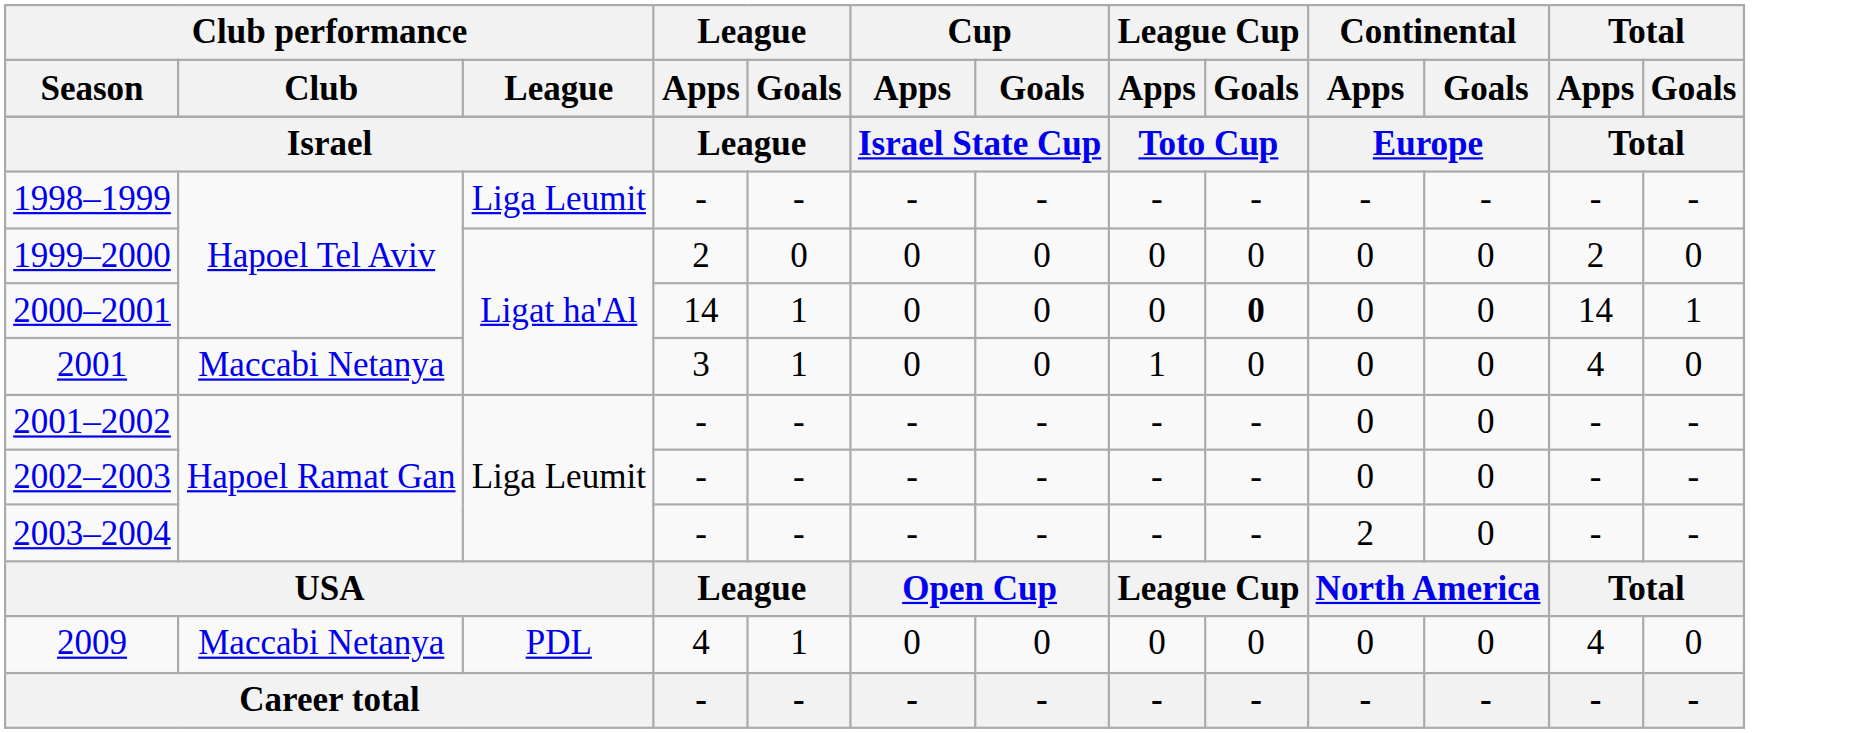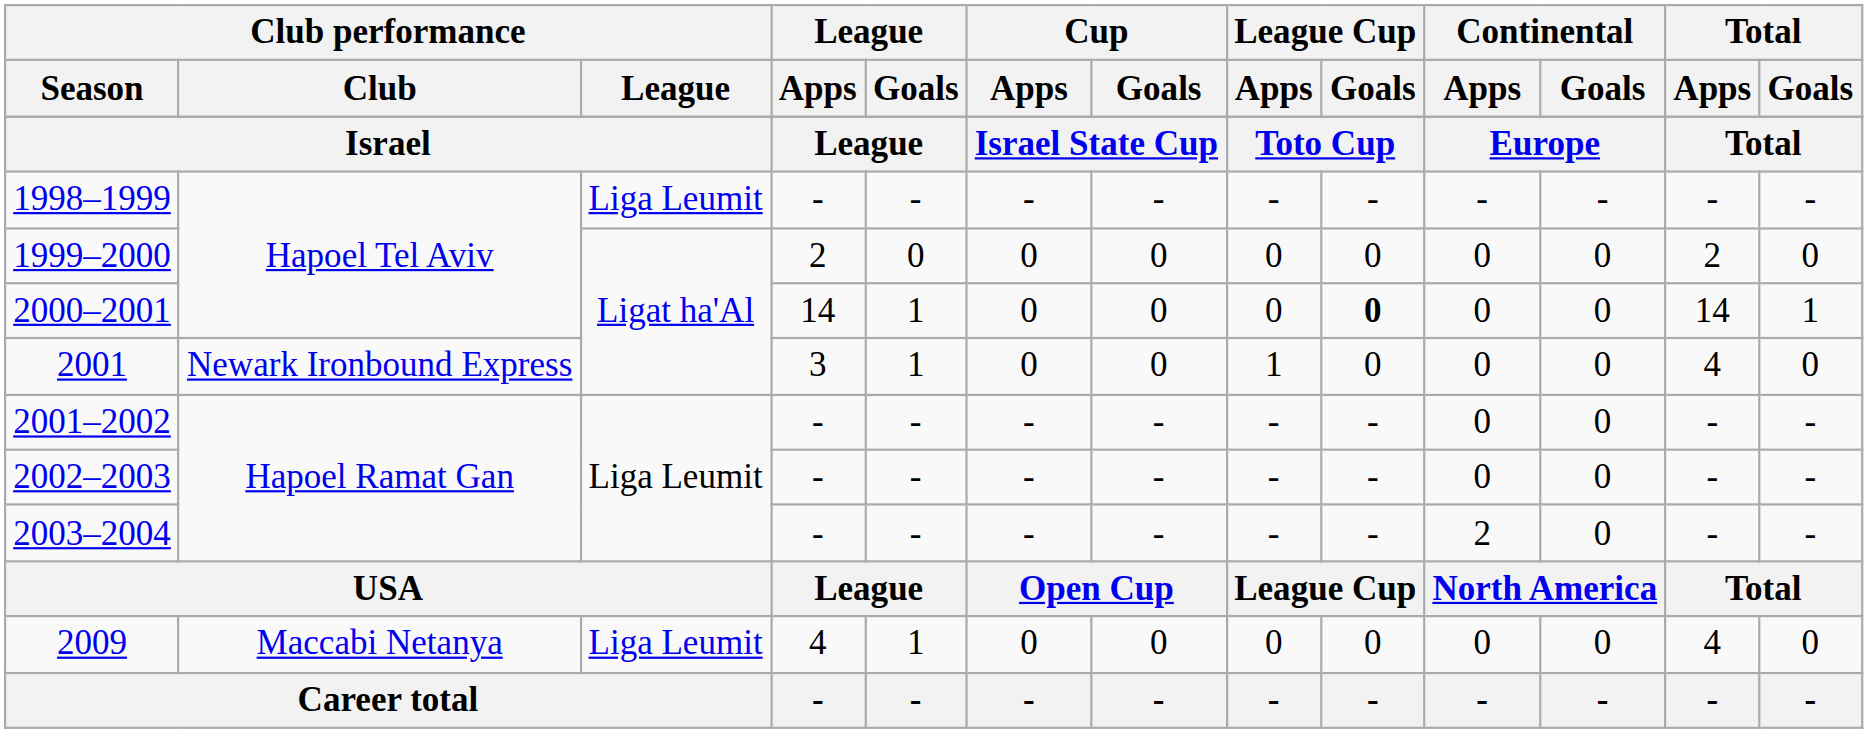(321, 365) Maccabi Netanya -> (380, 365) Newark Ironbound Express
(559, 643) PDL -> (676, 643) Liga Leumit
